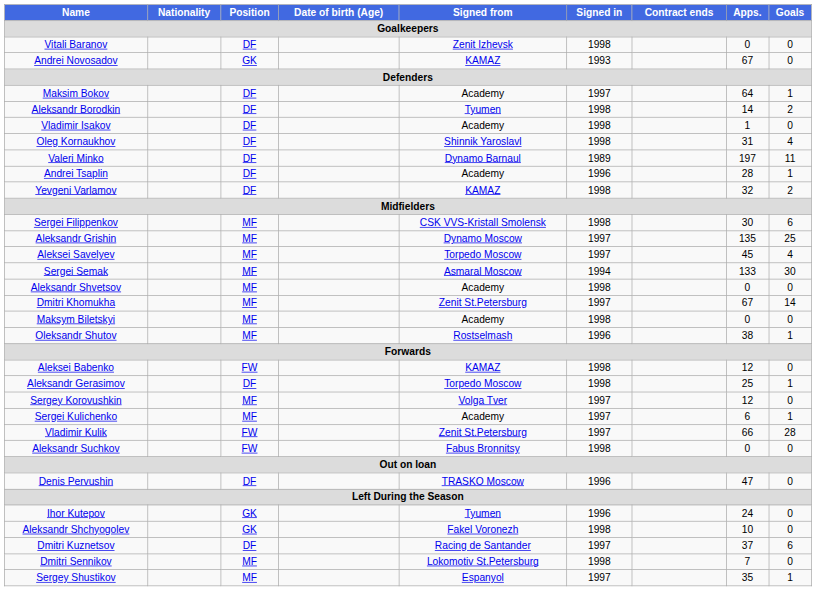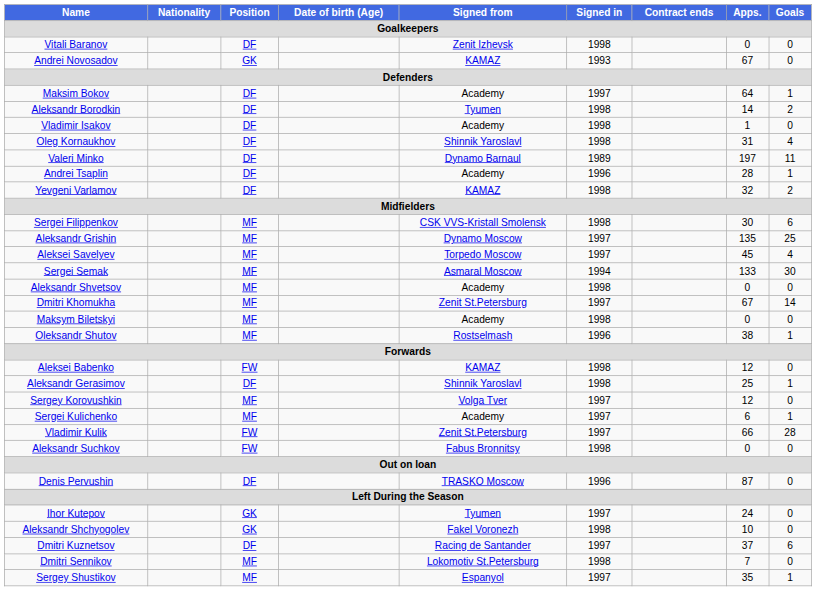(483, 384) Torpedo Moscow -> (483, 384) Shinnik Yaroslavl
(747, 481) 47 -> (747, 481) 87
(599, 514) 1996 -> (599, 514) 1997
